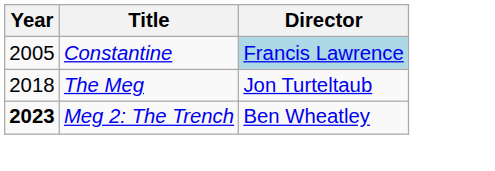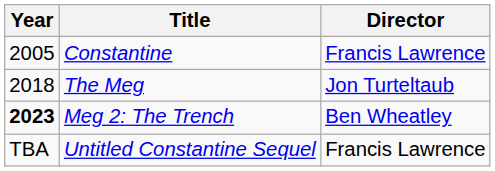(324, 52) lightblue background -> (405, 52) no background
+ row: (190, 149)
